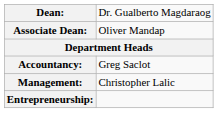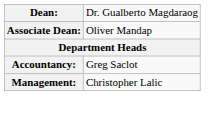- row: (50, 99)
